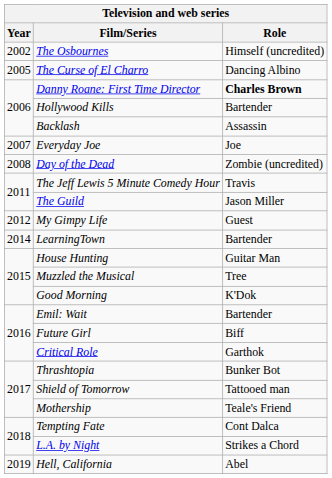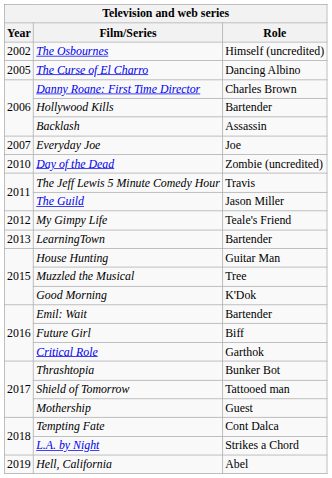(263, 88) bold -> (261, 88) normal
(19, 164) 2008 -> (19, 164) 2010
(239, 220) Guest -> (258, 220) Teale's Friend
(19, 239) 2014 -> (19, 239) 2013
(258, 408) Teale's Friend -> (239, 408) Guest
